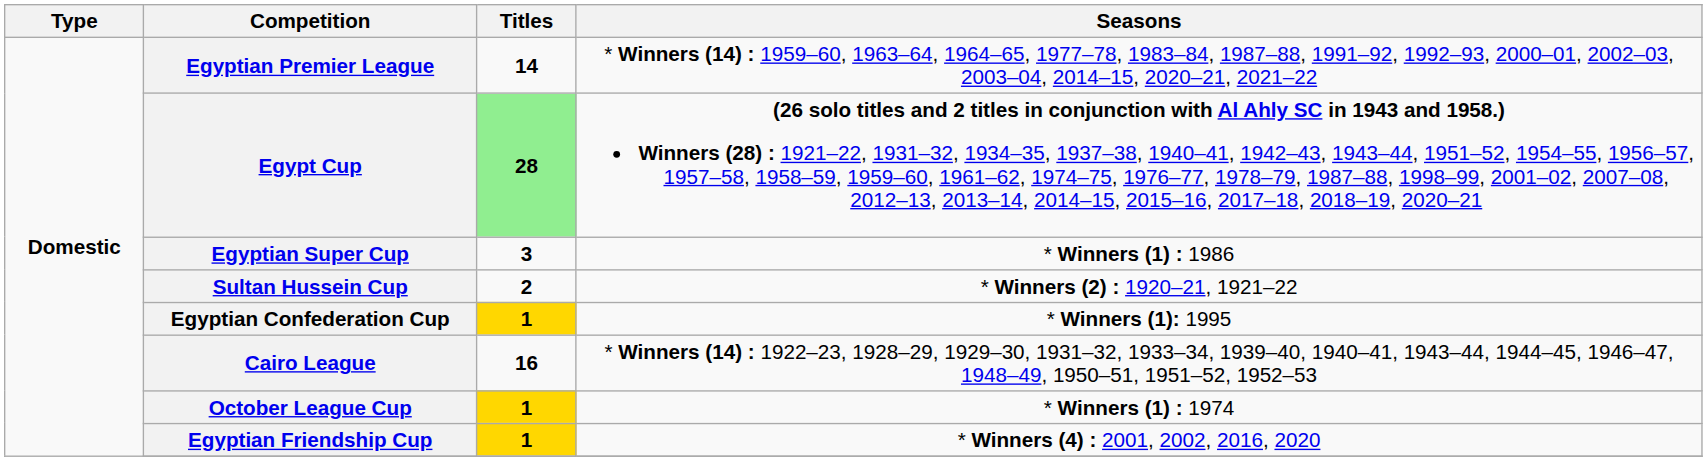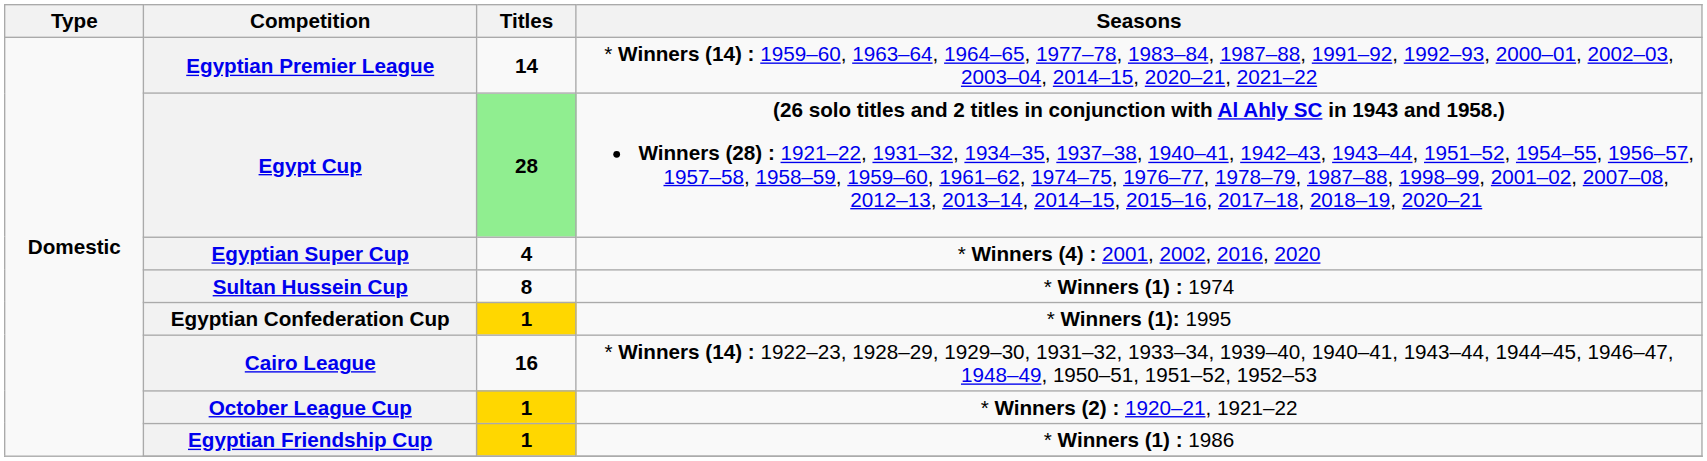(526, 253) 3 -> (526, 253) 4
(1139, 253) * Winners (1) : 1986 -> (1139, 253) * Winners (4) : 2001, 2002, 2016, 2020
(526, 286) 2 -> (526, 286) 8
(1139, 286) * Winners (2) : 1920–21, 1921–22 -> (1139, 286) * Winners (1) : 1974
(1139, 407) * Winners (1) : 1974 -> (1139, 407) * Winners (2) : 1920–21, 1921–22
(1139, 440) * Winners (4) : 2001, 2002, 2016, 2020 -> (1139, 440) * Winners (1) : 1986
